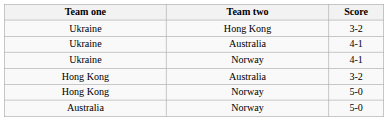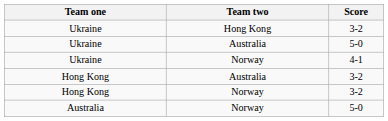(356, 44) 4-1 -> (356, 44) 5-0
(356, 92) 5-0 -> (356, 92) 3-2
